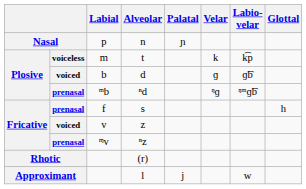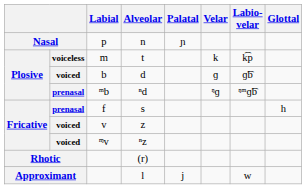(68, 142) prenasal -> (68, 142) voiced
